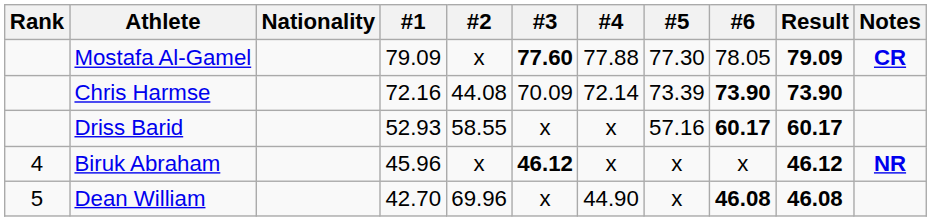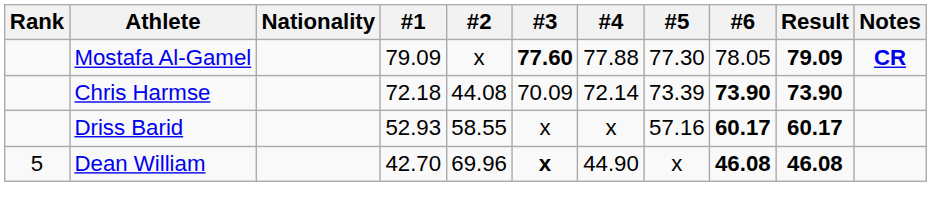(413, 92) 72.16 -> (413, 92) 72.18
- row: (147, 163)
(545, 198) normal -> (545, 163) bold
